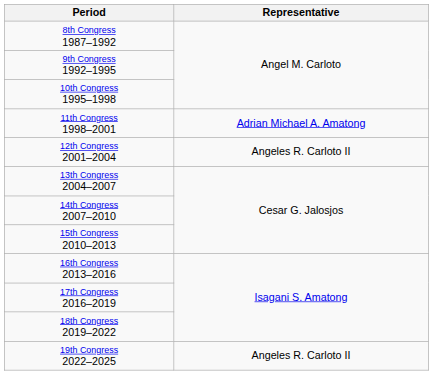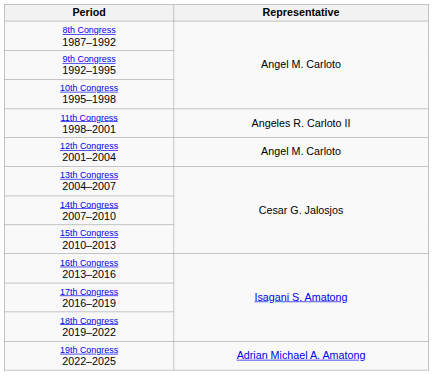(301, 123) Adrian Michael A. Amatong -> (301, 123) Angeles R. Carloto II
(301, 152) Angeles R. Carloto II -> (301, 152) Angel M. Carloto
(301, 355) Angeles R. Carloto II -> (301, 355) Adrian Michael A. Amatong
